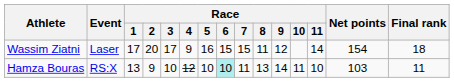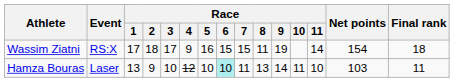(104, 50) Laser -> (103, 50) RS:X
(152, 50) 20 -> (152, 50) 18
(281, 50) 12 -> (281, 50) 19
(103, 68) RS:X -> (104, 68) Laser
